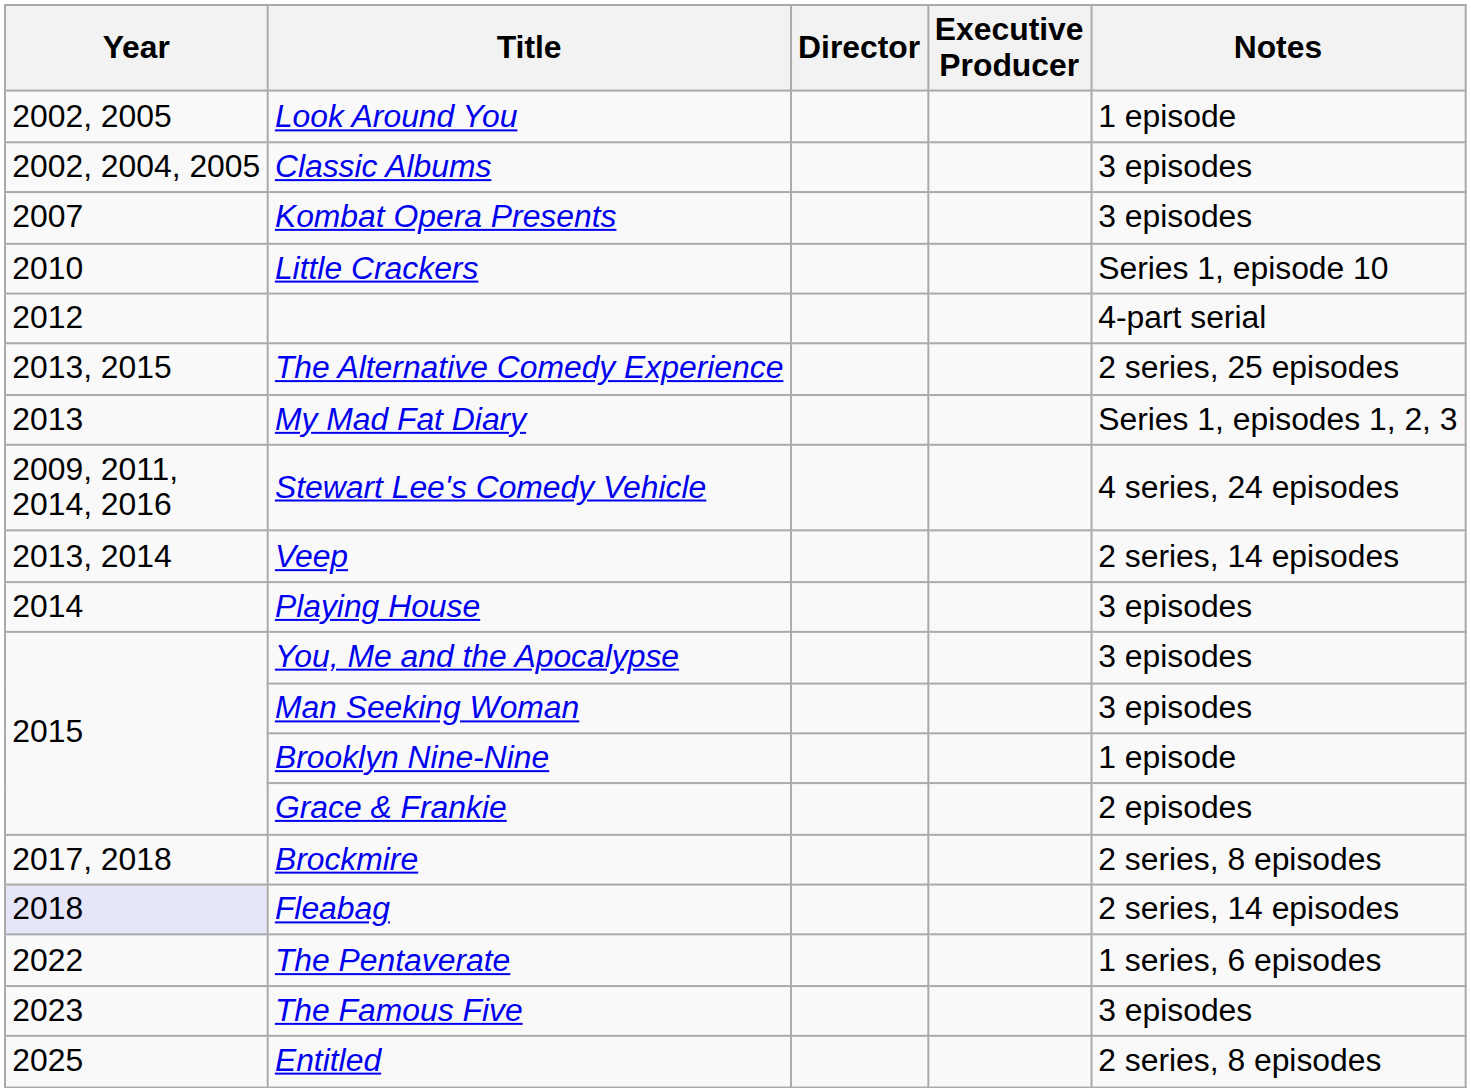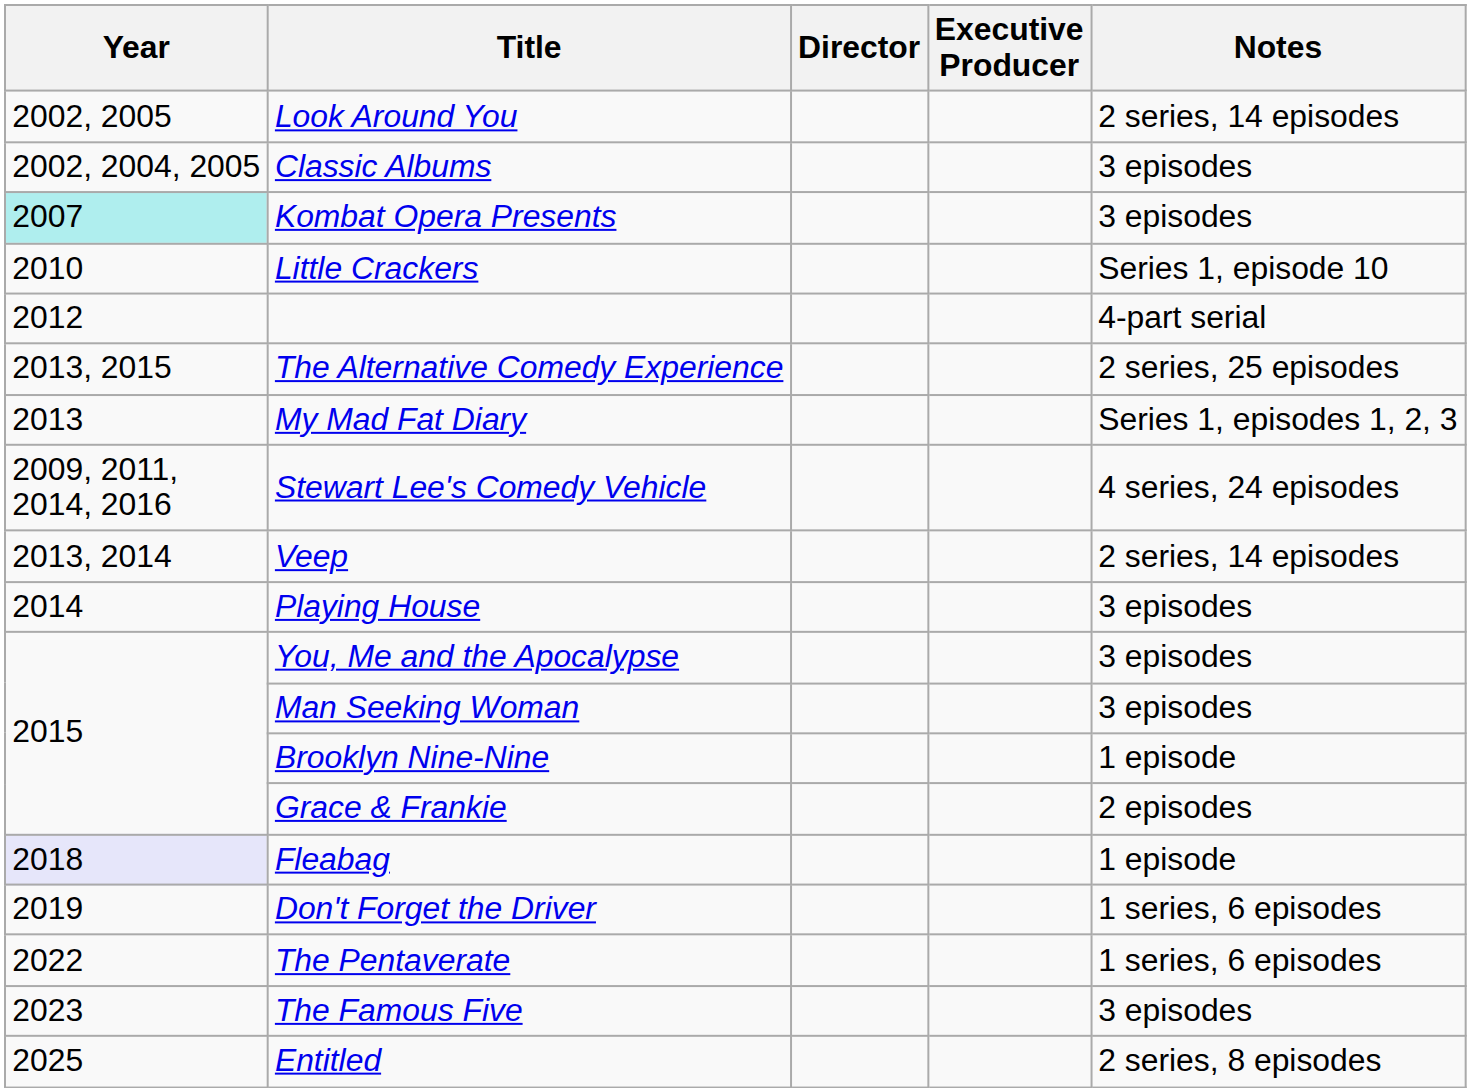(1167, 116) 1 episode -> (1249, 116) 2 series, 14 episodes
(48, 217) no background -> (48, 217) paleturquoise background
- row: (347, 858)
(1249, 909) 2 series, 14 episodes -> (1167, 858) 1 episode
+ row: (435, 909)
